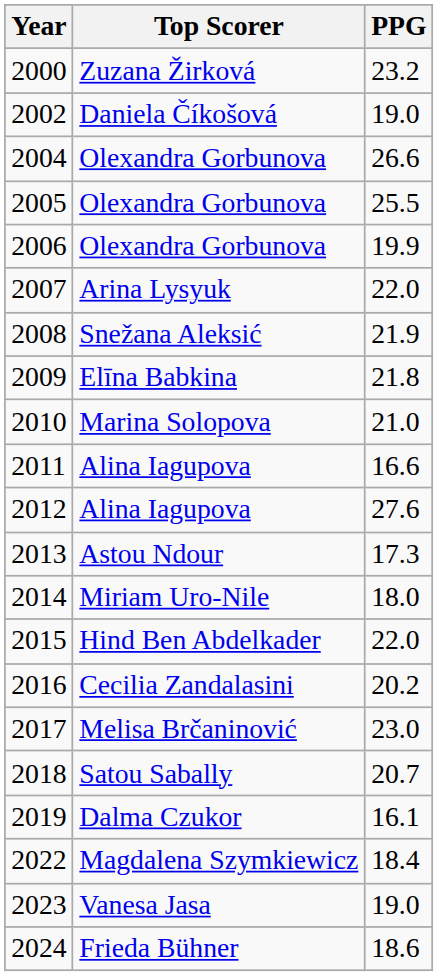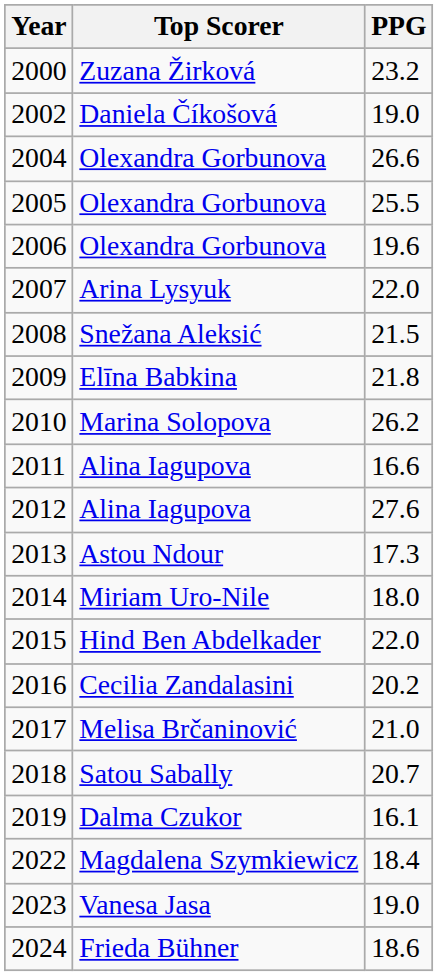(395, 245) 19.9 -> (395, 245) 19.6
(395, 333) 21.9 -> (395, 333) 21.5
(395, 421) 21.0 -> (395, 421) 26.2
(395, 728) 23.0 -> (395, 728) 21.0
